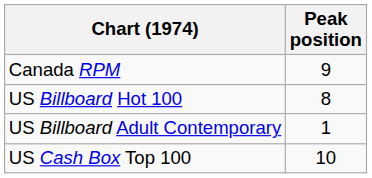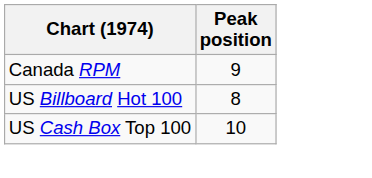- row: (145, 128)
